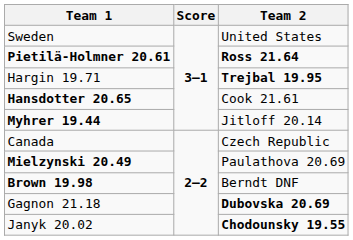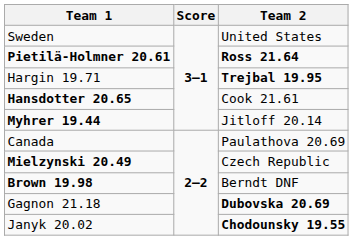(276, 141) Czech Republic -> (283, 141) Paulathova 20.69
(283, 162) Paulathova 20.69 -> (276, 162) Czech Republic
